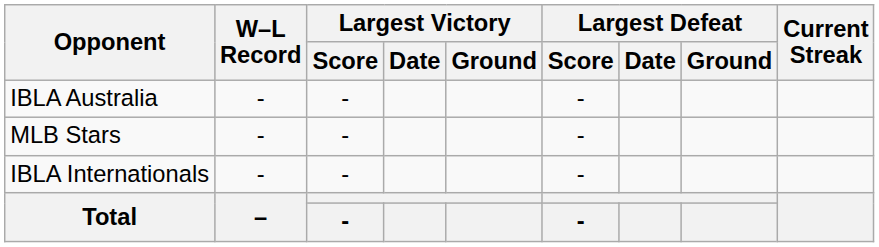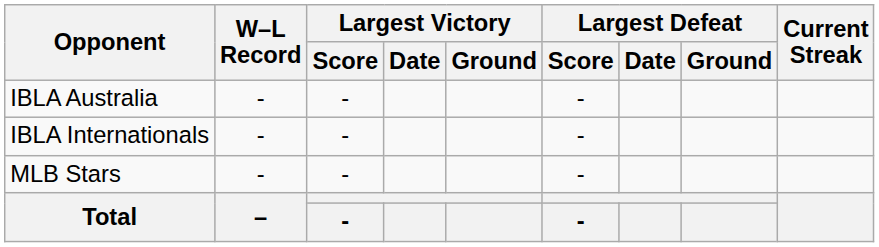rows swapped: (110, 173) <-> (65, 135)
